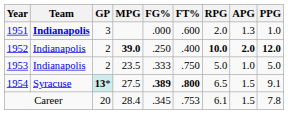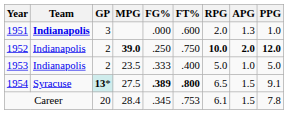(191, 48) .400 -> (191, 48) .750
(191, 66) .750 -> (191, 66) .400
